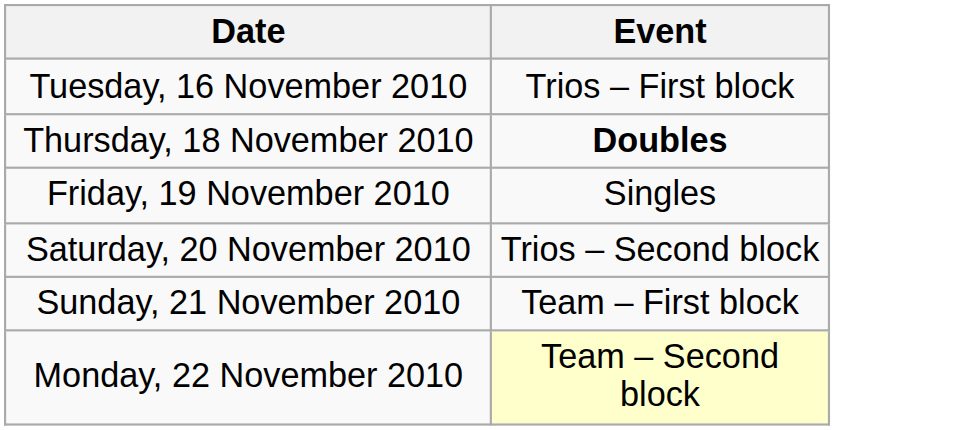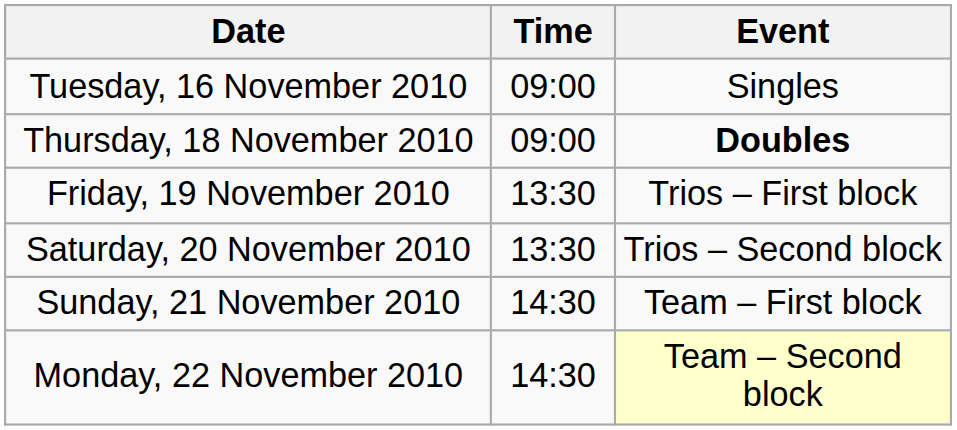+ column: (553, 31)
(660, 85) Trios – First block -> (783, 85) Singles
(660, 194) Singles -> (783, 194) Trios – First block
